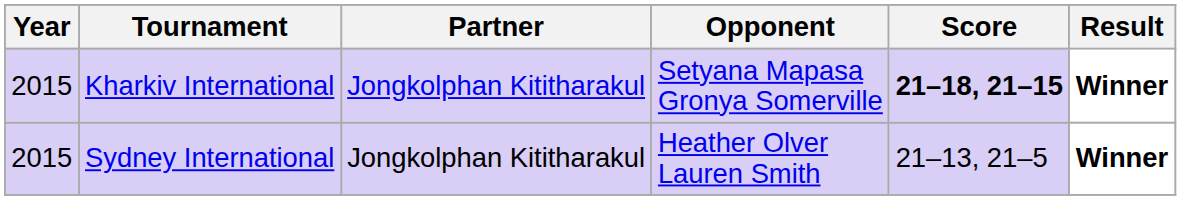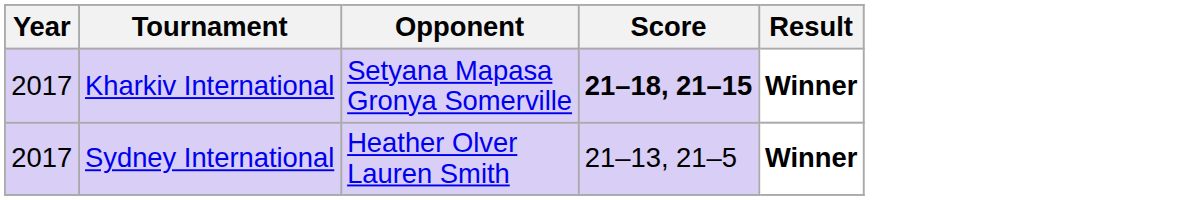- column: (496, 27)
(42, 85) 2015 -> (42, 85) 2017
(42, 159) 2015 -> (42, 159) 2017
